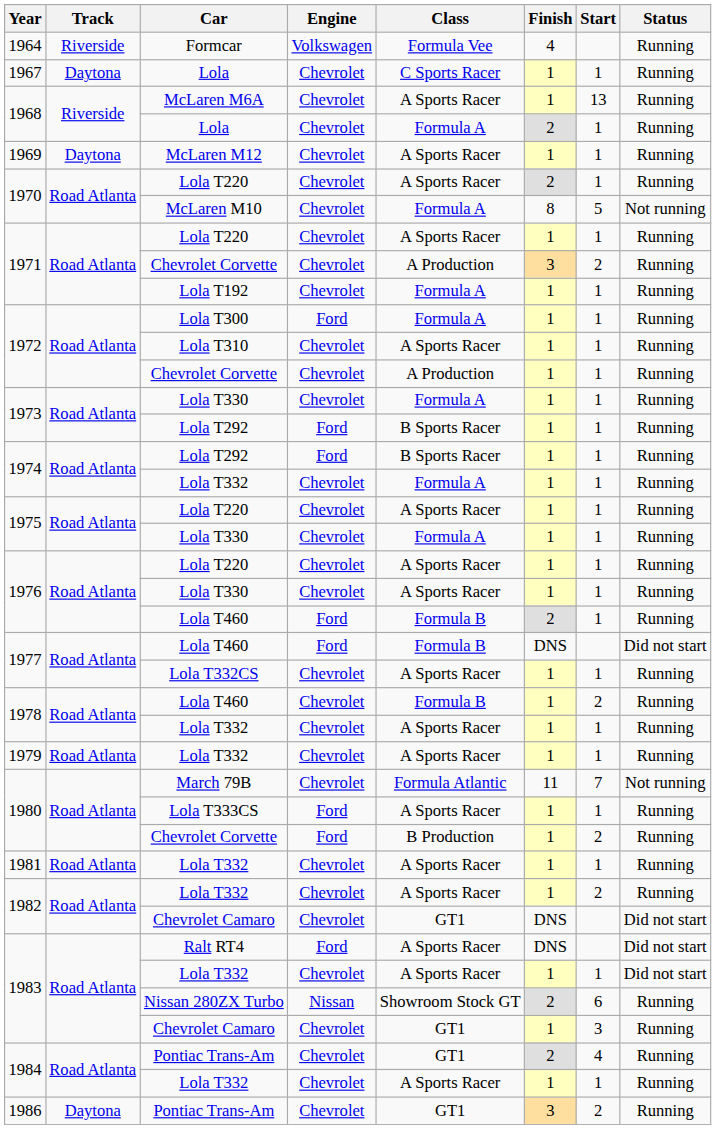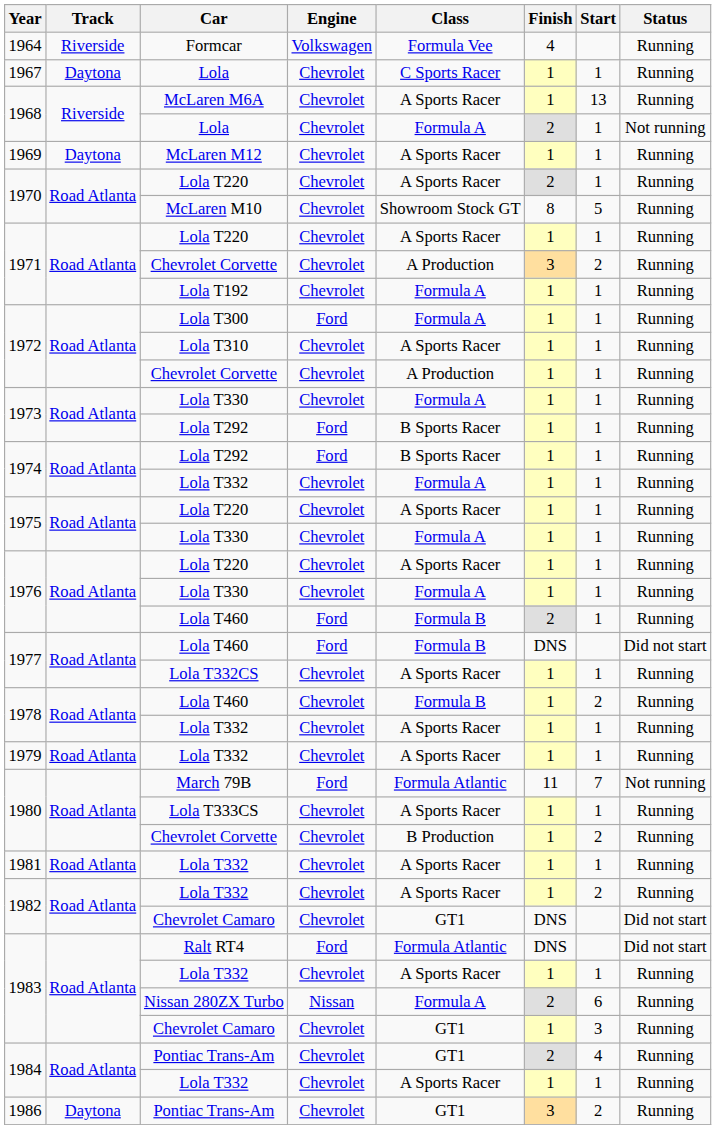(665, 127) Running -> (665, 127) Not running
(450, 209) Formula A -> (450, 209) Showroom Stock GT
(665, 209) Not running -> (665, 209) Running
(450, 592) A Sports Racer -> (450, 592) Formula A
(332, 783) Chevrolet -> (332, 783) Ford
(332, 810) Ford -> (332, 810) Chevrolet
(332, 837) Ford -> (332, 837) Chevrolet
(450, 947) A Sports Racer -> (450, 947) Formula Atlantic
(665, 974) Did not start -> (665, 974) Running
(450, 1001) Showroom Stock GT -> (450, 1001) Formula A
